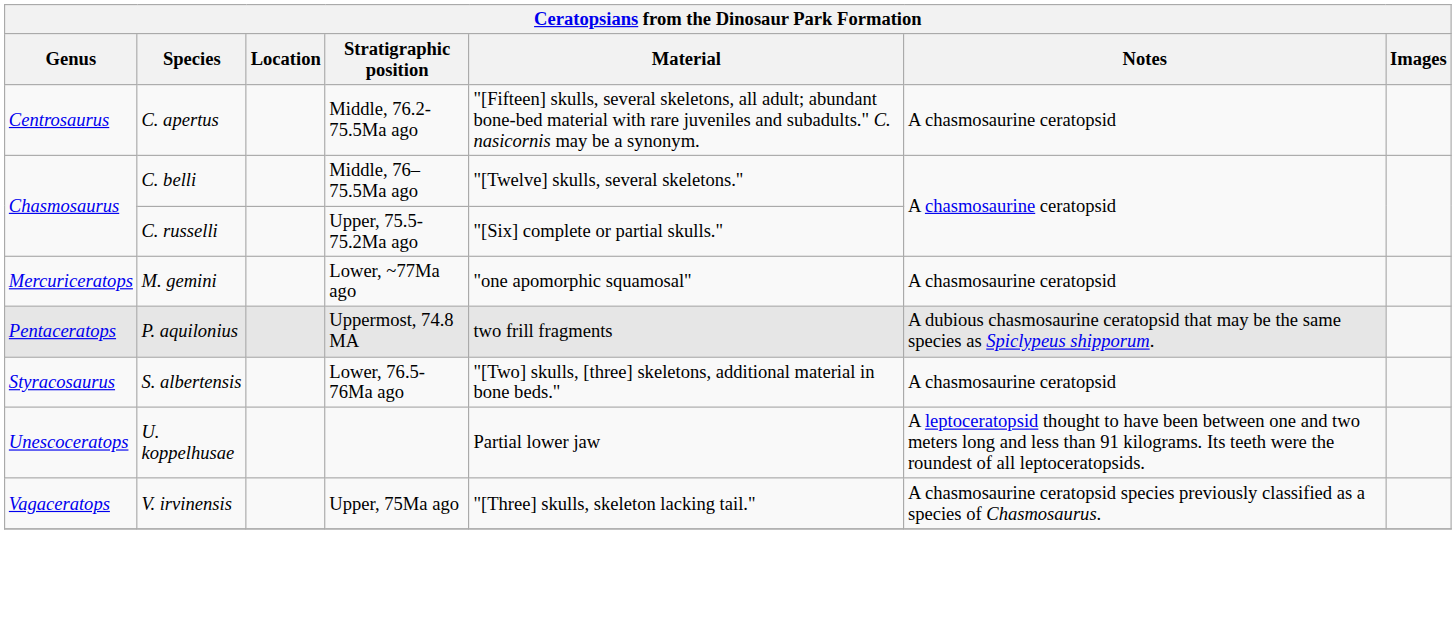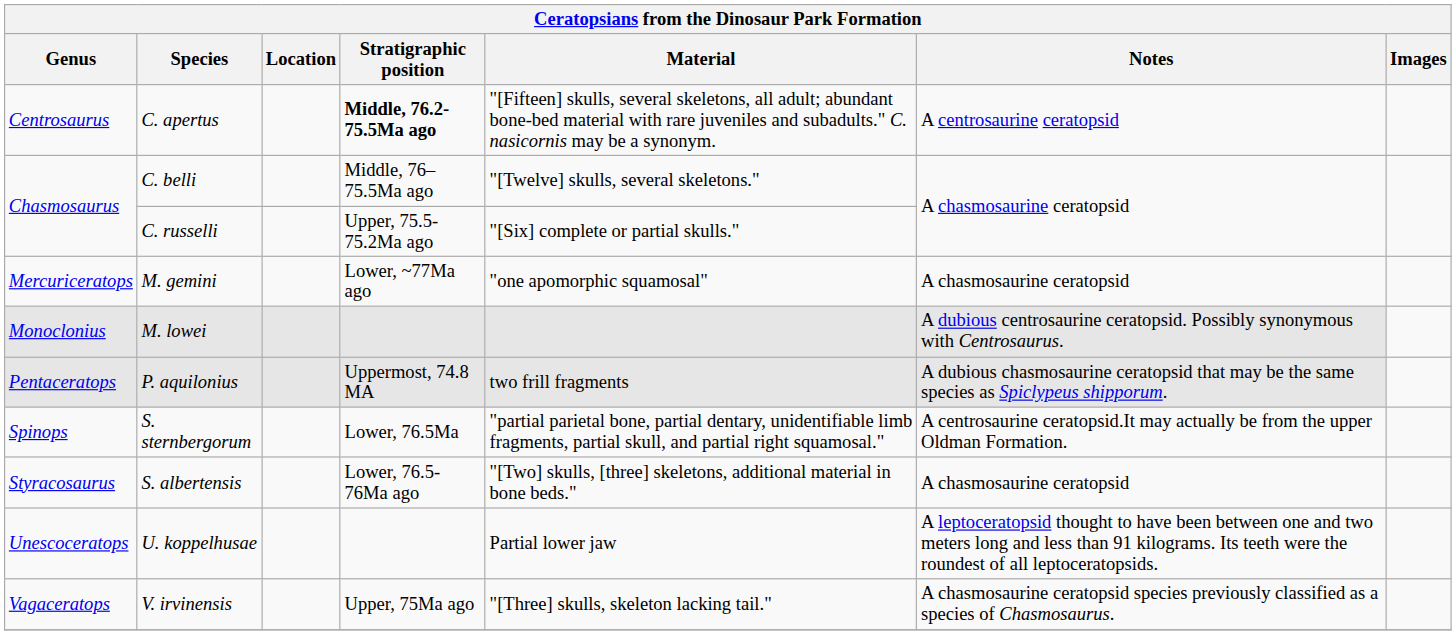(380, 119) normal -> (397, 119) bold
(1012, 119) A chasmosaurine ceratopsid -> (1020, 119) A centrosaurine ceratopsid
+ row: (174, 331)
+ row: (196, 432)
